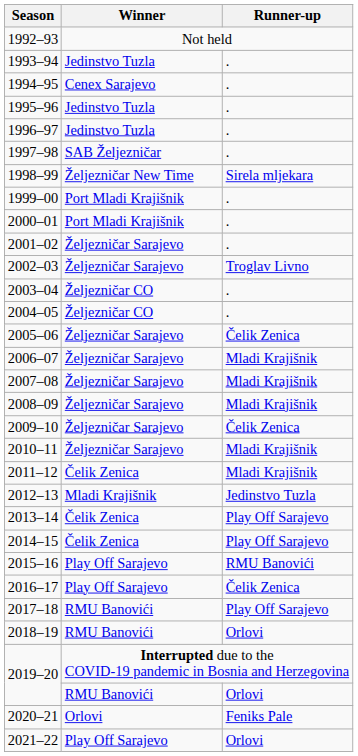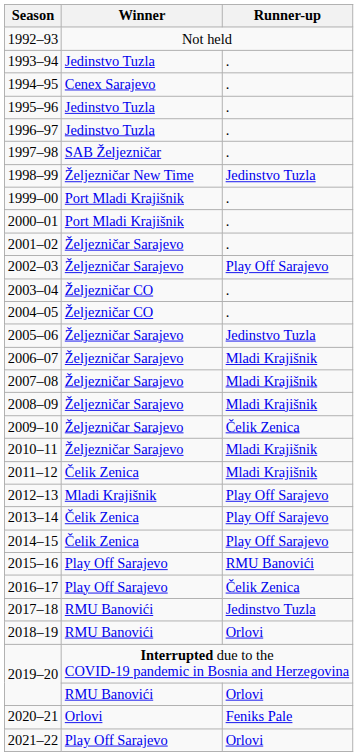(269, 175) Sirela mljekara -> (271, 175) Jedinstvo Tuzla
(267, 267) Troglav Livno -> (277, 267) Play Off Sarajevo
(263, 335) Čelik Zenica -> (271, 335) Jedinstvo Tuzla
(271, 495) Jedinstvo Tuzla -> (277, 495) Play Off Sarajevo
(277, 609) Play Off Sarajevo -> (271, 609) Jedinstvo Tuzla
